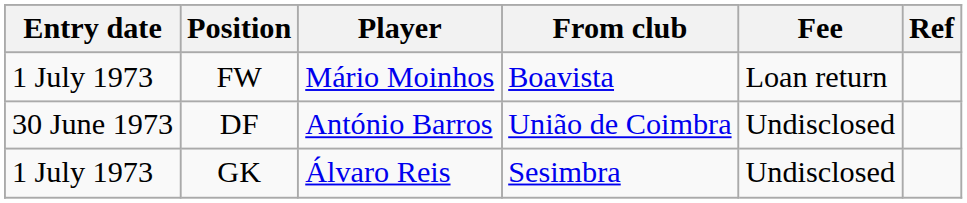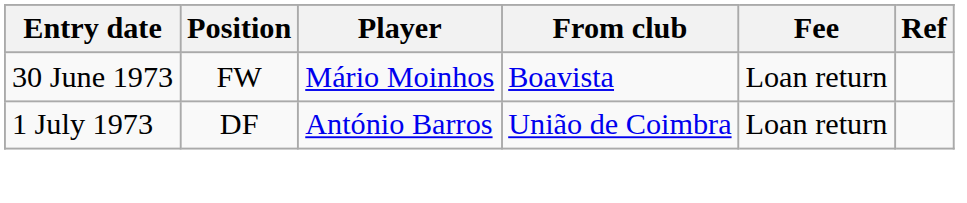(82, 76) 1 July 1973 -> (93, 76) 30 June 1973
(93, 124) 30 June 1973 -> (82, 124) 1 July 1973
(820, 124) Undisclosed -> (816, 124) Loan return
- row: (239, 172)
